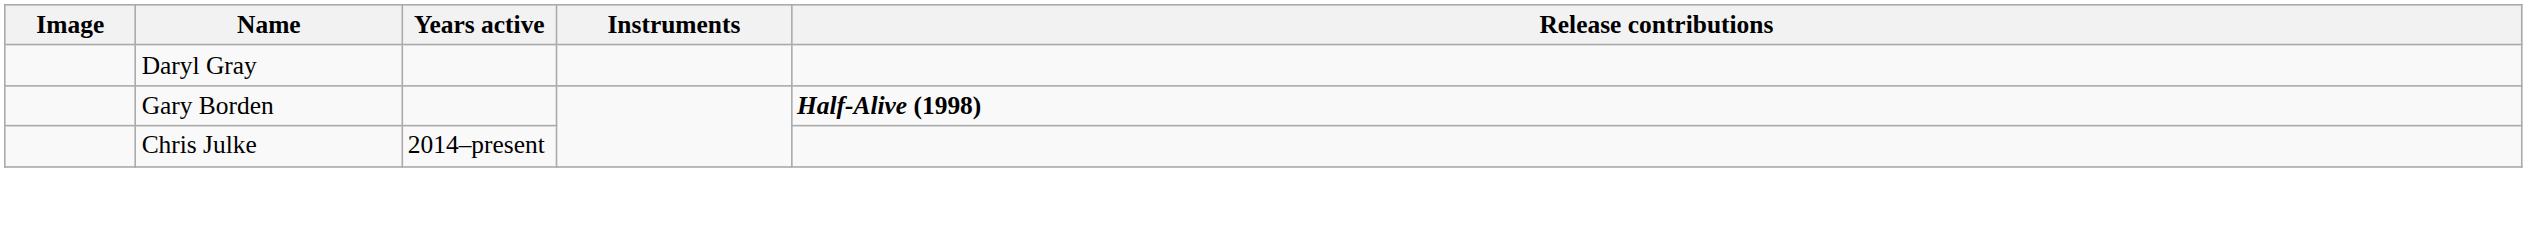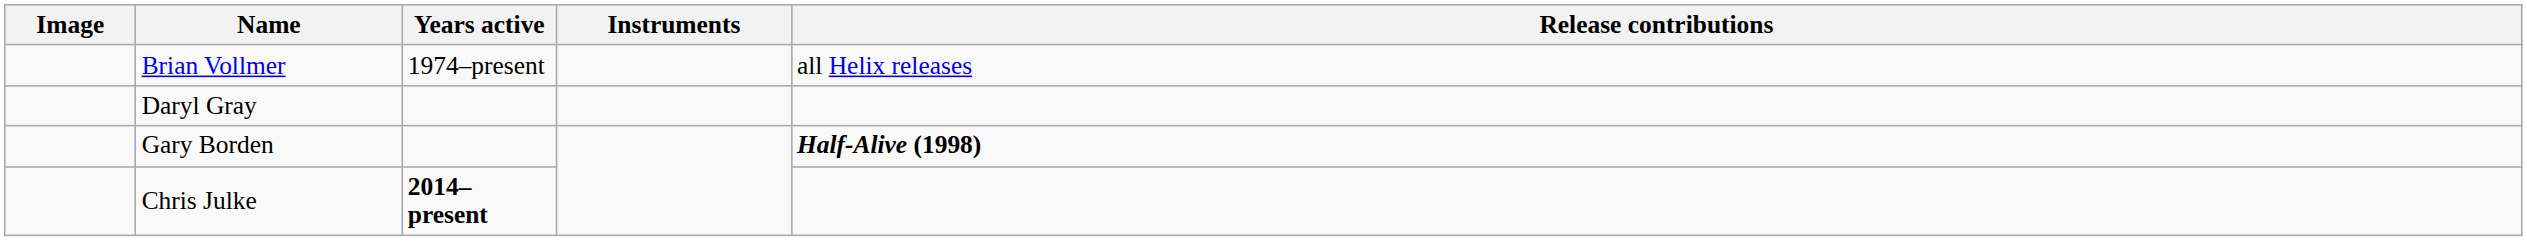+ row: (214, 65)
(476, 145) normal -> (448, 200) bold
